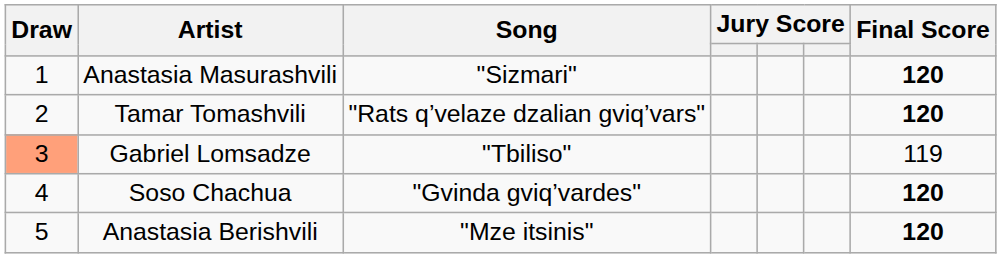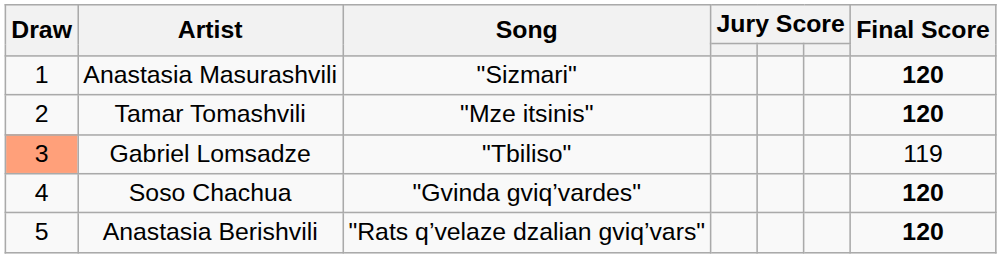(527, 114) "Rats q’velaze dzalian gviq’vars" -> (527, 114) "Mze itsinis"
(527, 232) "Mze itsinis" -> (527, 232) "Rats q’velaze dzalian gviq’vars"
